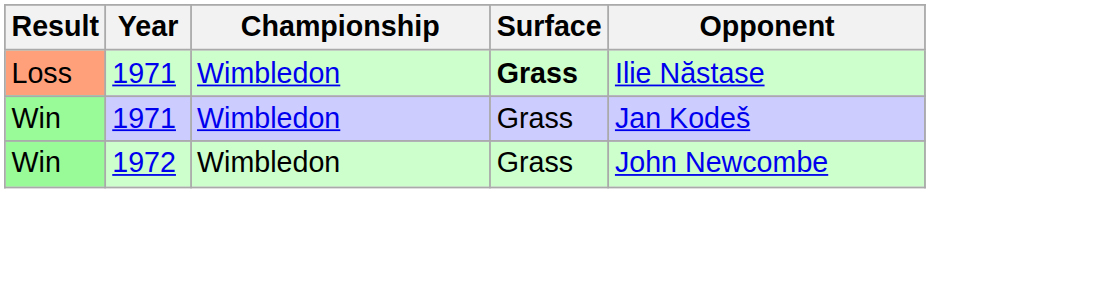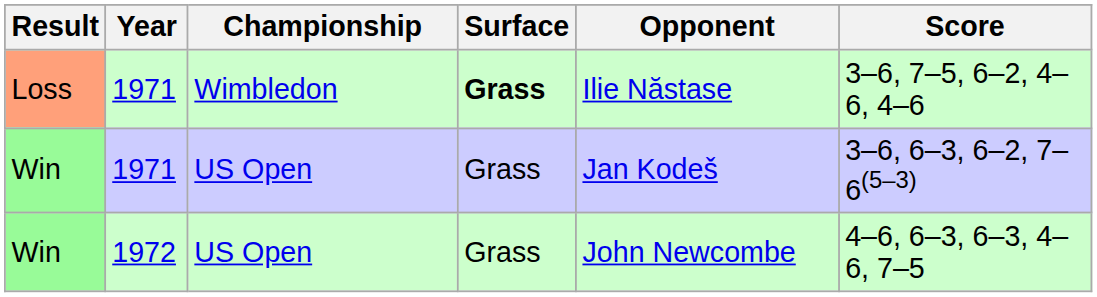+ column: (965, 27)
(269, 118) Wimbledon -> (253, 170) US Open
(269, 163) Wimbledon -> (253, 251) US Open
